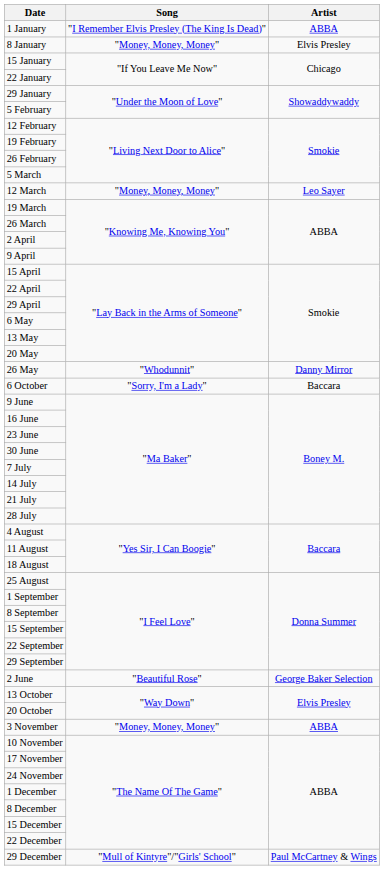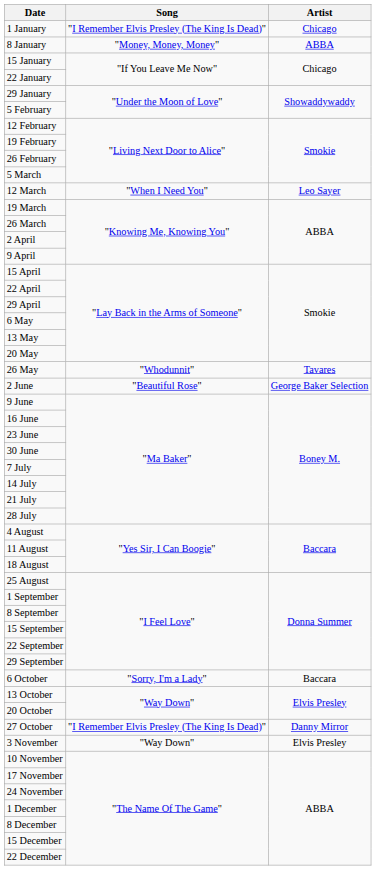(324, 28) ABBA -> (320, 28) Chicago
(324, 45) Elvis Presley -> (320, 45) ABBA
(167, 191) "Money, Money, Money" -> (167, 191) "When I Need You"
(324, 369) Danny Mirror -> (320, 369) Tavares
rows swapped: (20, 678) <-> (27, 386)
+ row: (30, 727)
(167, 727) "Money, Money, Money" -> (167, 743) "Way Down"
(324, 727) ABBA -> (320, 743) Elvis Presley
- row: (34, 857)
